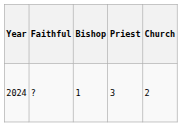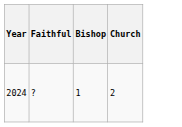- column: (125, 34)
